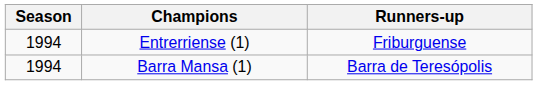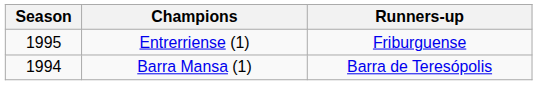(44, 42) 1994 -> (44, 42) 1995
